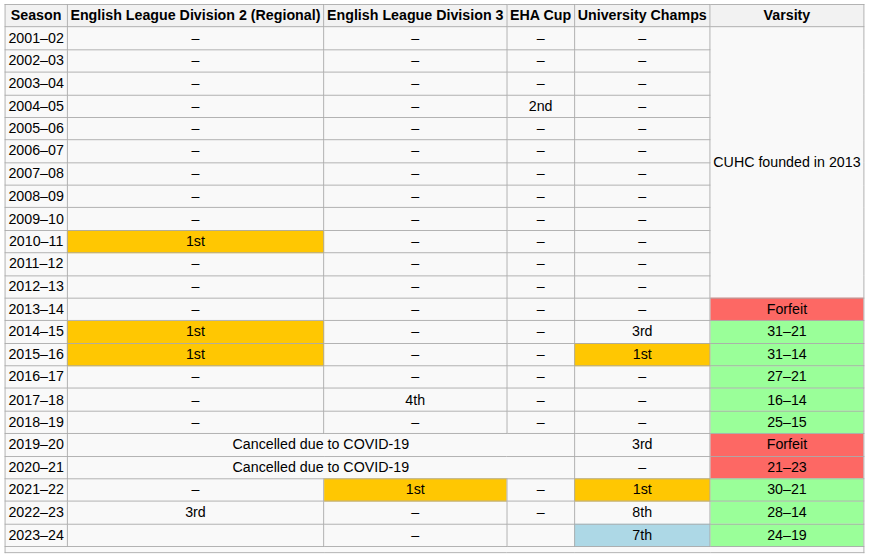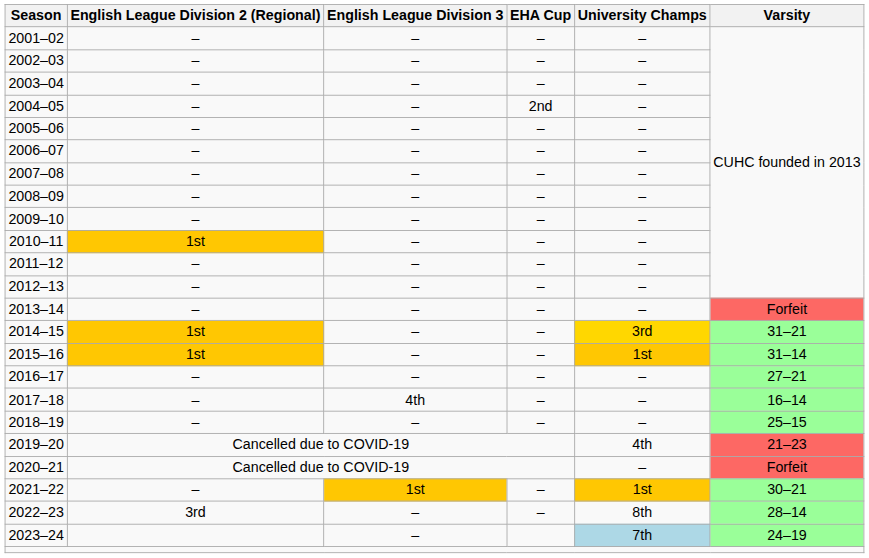(642, 331) no background -> (642, 331) gold background
(642, 444) 3rd -> (642, 444) 4th
(787, 444) Forfeit -> (787, 444) 21–23
(787, 467) 21–23 -> (787, 467) Forfeit
